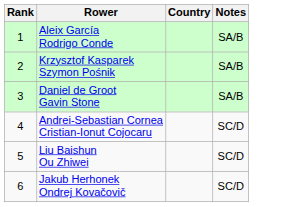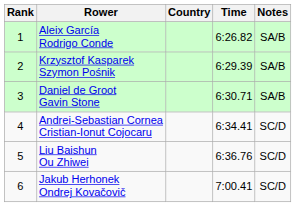+ column: (234, 13)
